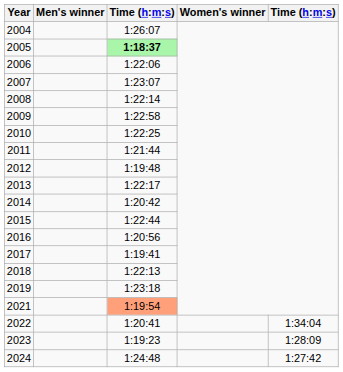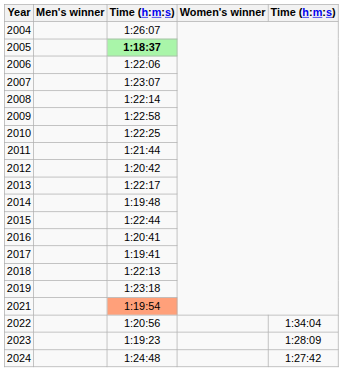(142, 168) 1:19:48 -> (142, 168) 1:20:42
(142, 202) 1:20:42 -> (142, 202) 1:19:48
(142, 237) 1:20:56 -> (142, 237) 1:20:41
(142, 323) 1:20:41 -> (142, 323) 1:20:56
